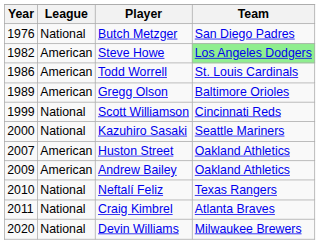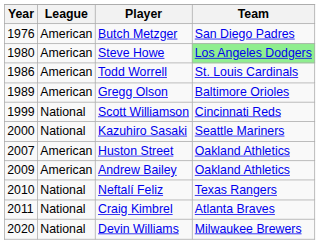(63, 33) National -> (66, 33) American
(21, 53) 1982 -> (21, 53) 1980
